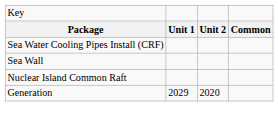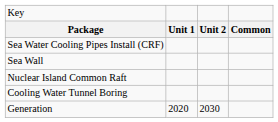+ row: (67, 93)
(178, 93) 2029 -> (178, 109) 2020
(210, 93) 2020 -> (210, 109) 2030
